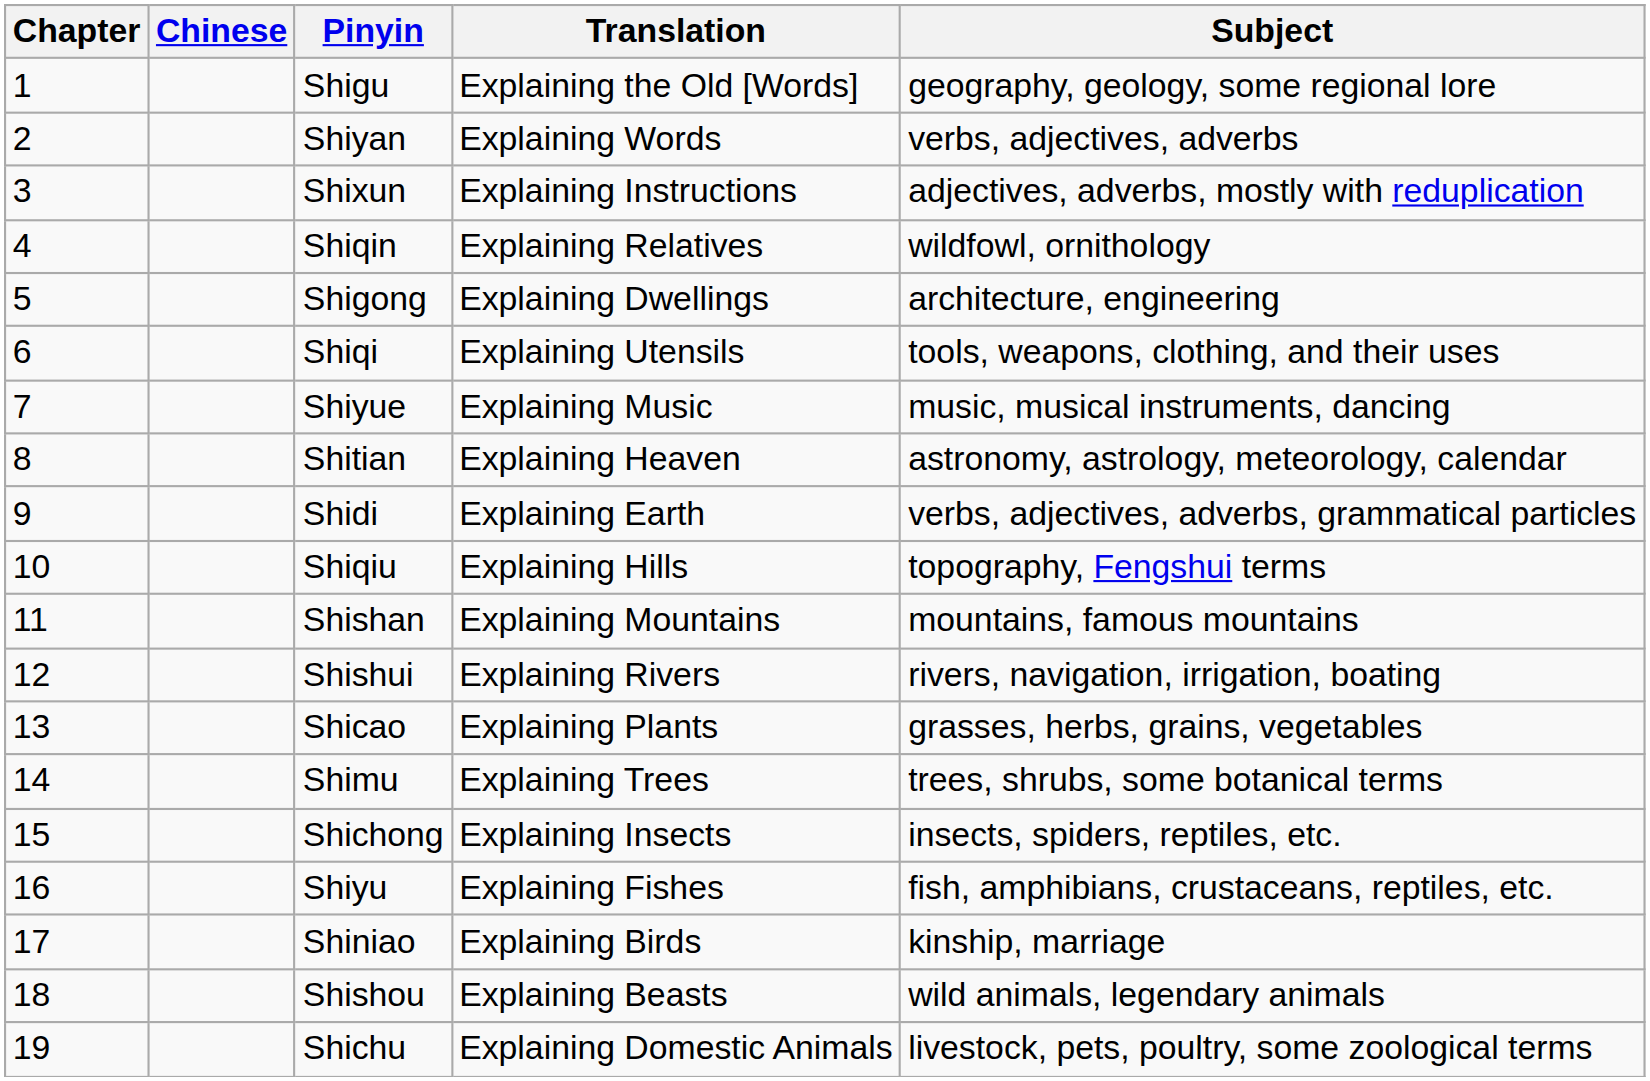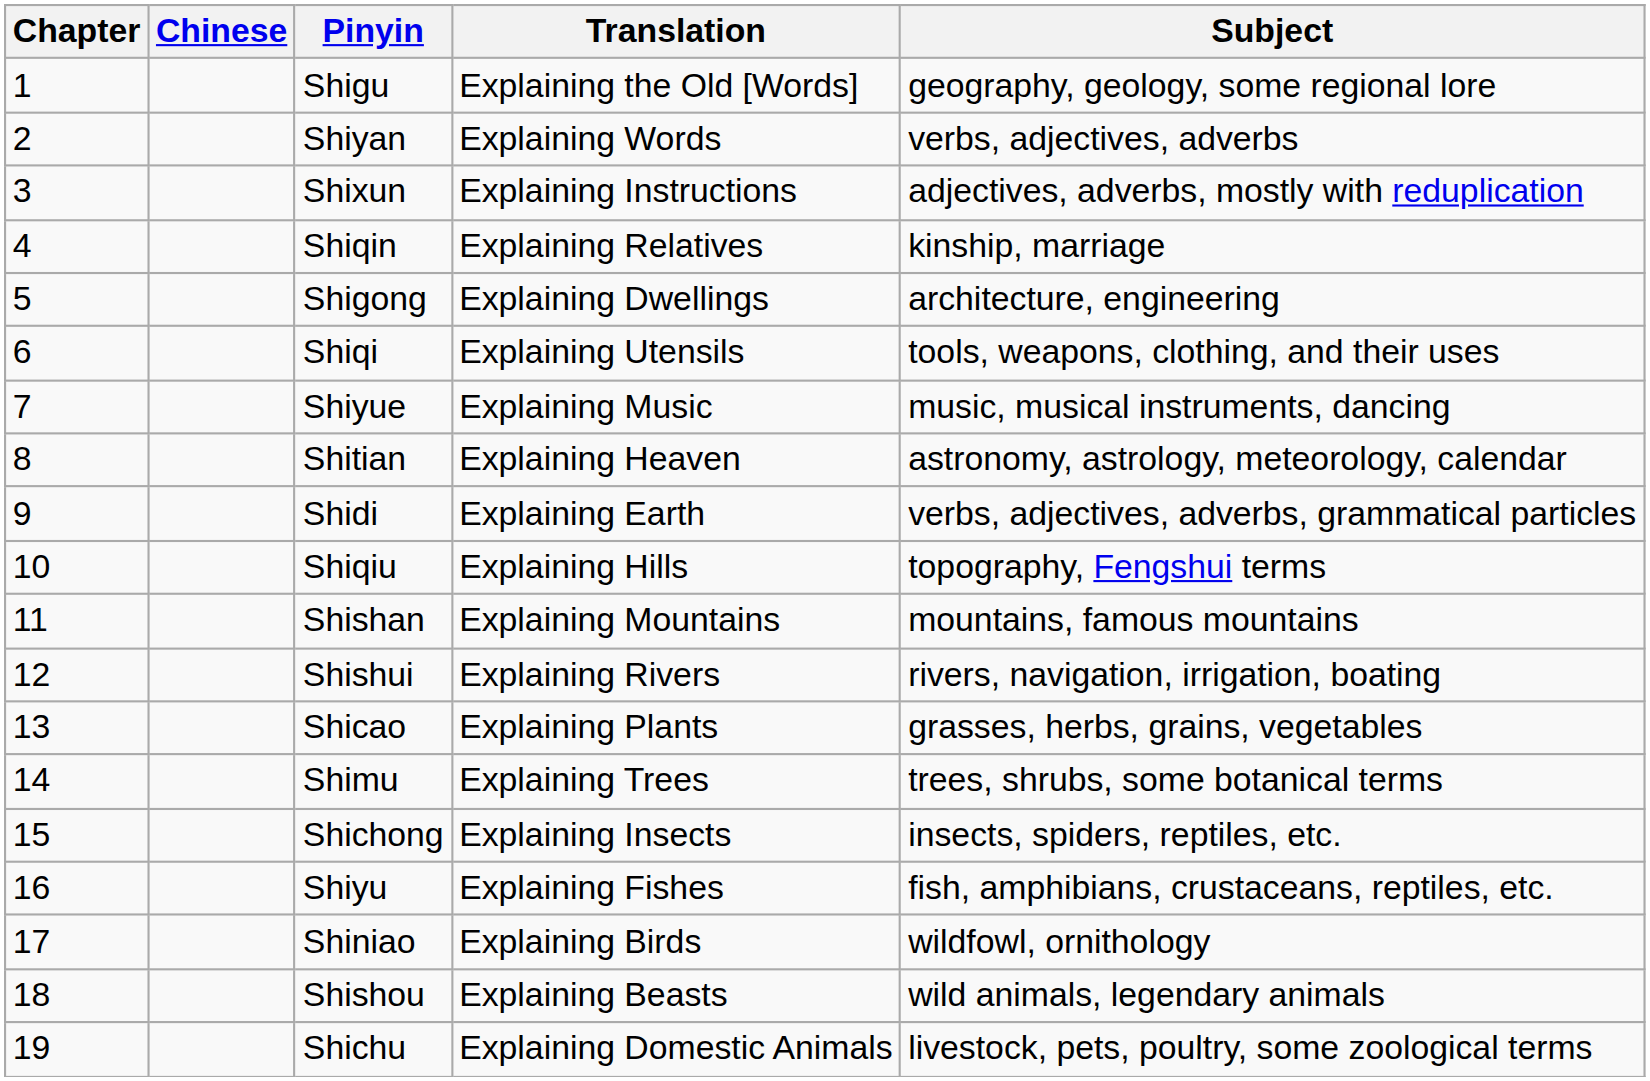(1059, 245) wildfowl, ornithology -> (1037, 245) kinship, marriage
(1037, 941) kinship, marriage -> (1059, 941) wildfowl, ornithology
